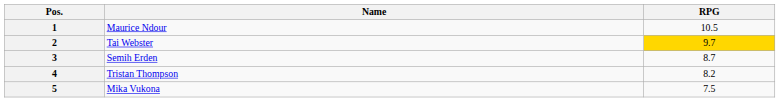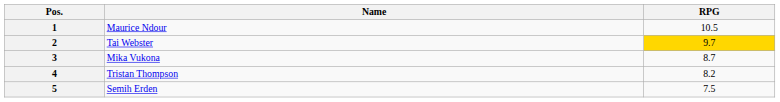(132, 58) Semih Erden -> (133, 58) Mika Vukona
(133, 89) Mika Vukona -> (132, 89) Semih Erden
